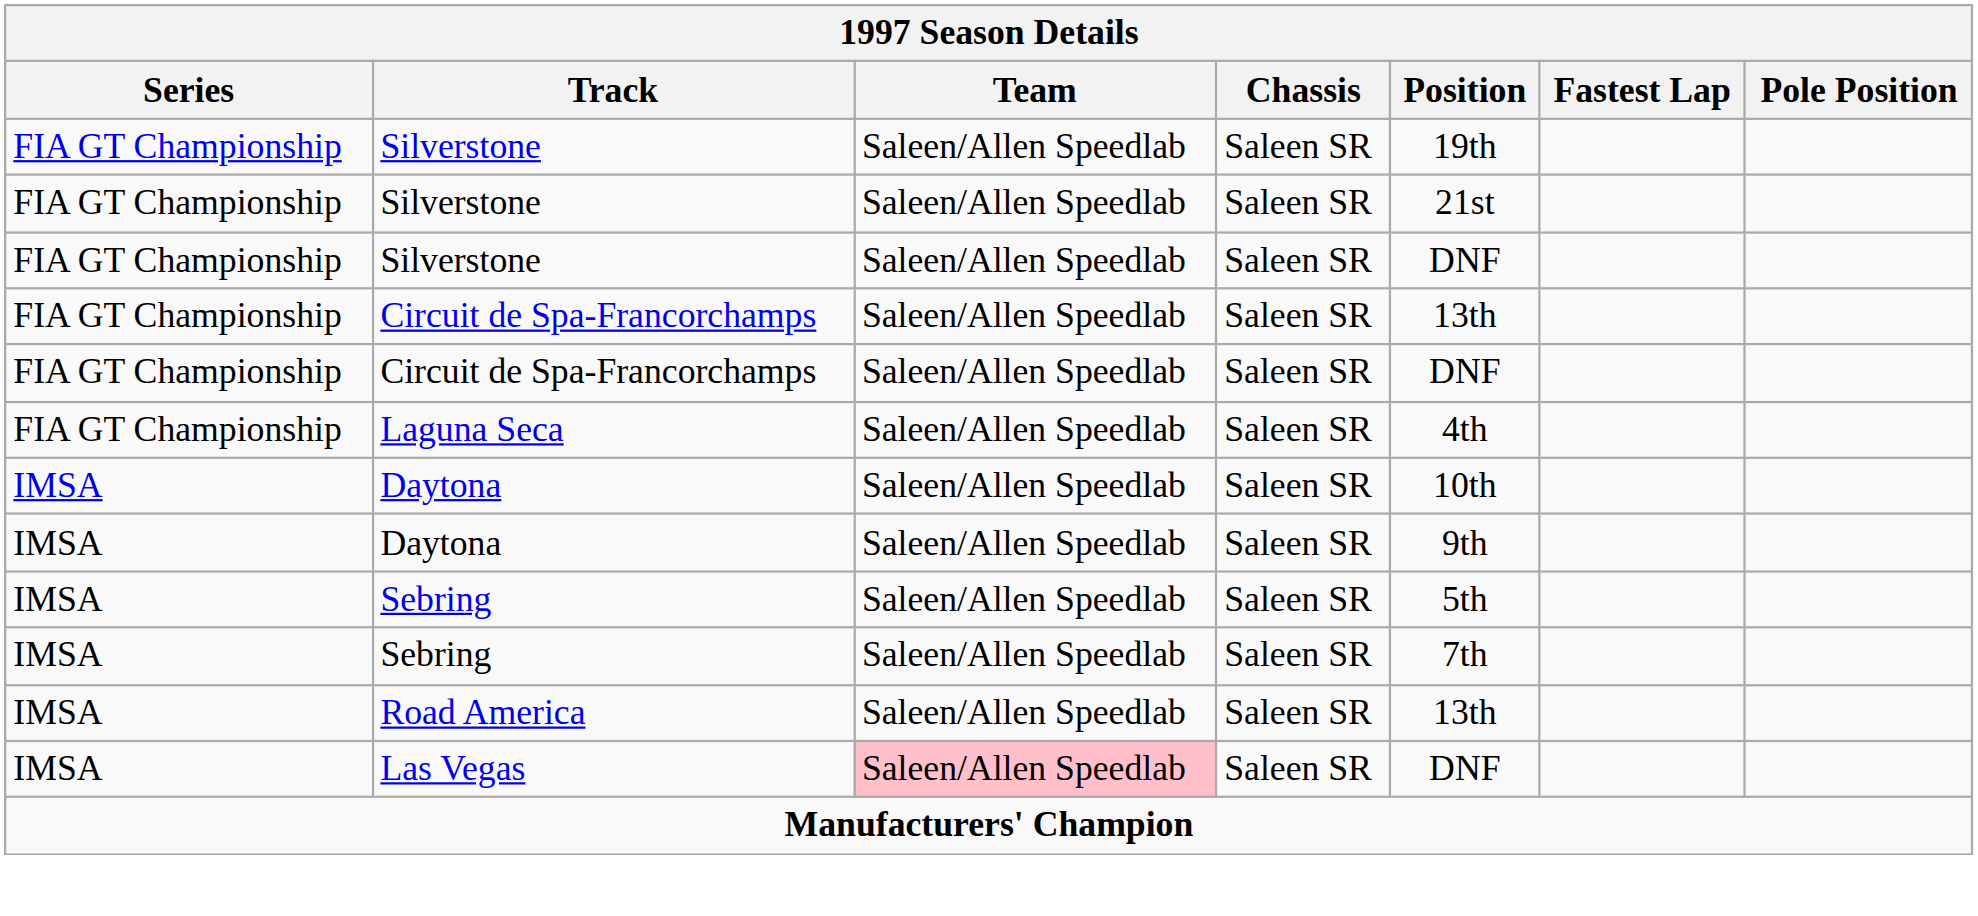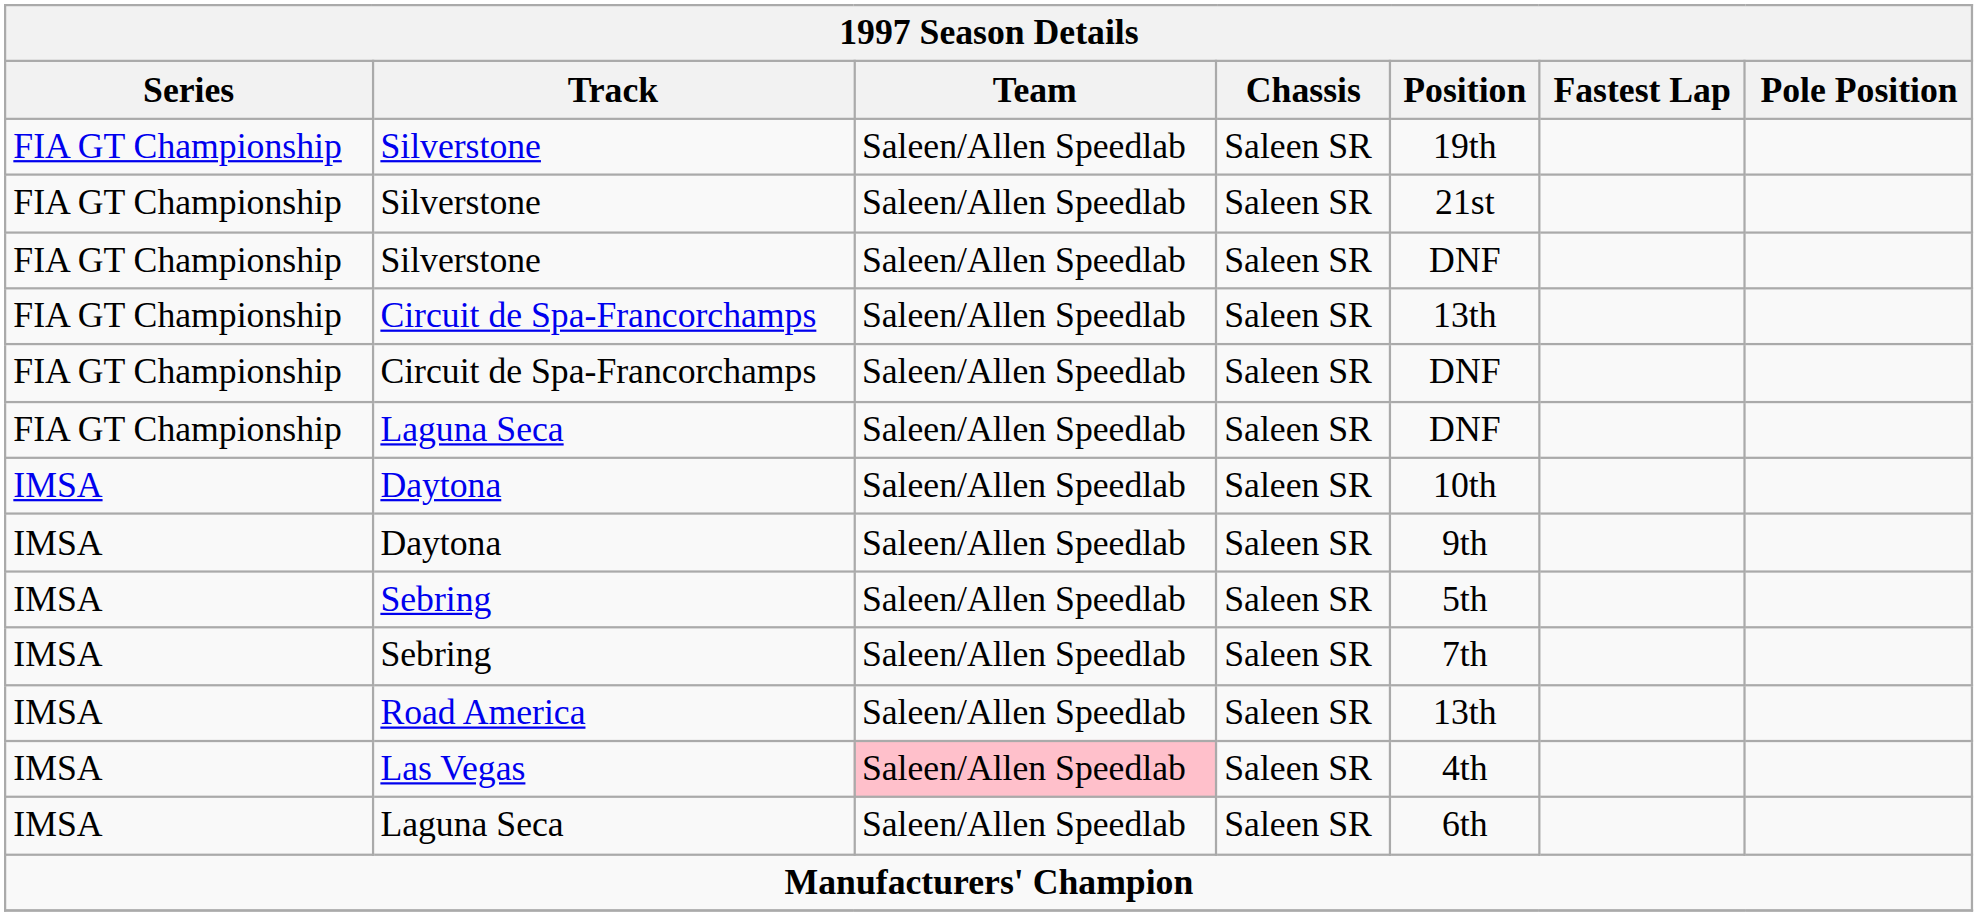(1465, 428) 4th -> (1465, 428) DNF
(1465, 768) DNF -> (1465, 768) 4th
+ row: (58, 825)
